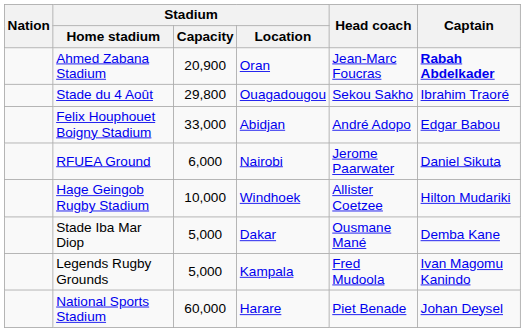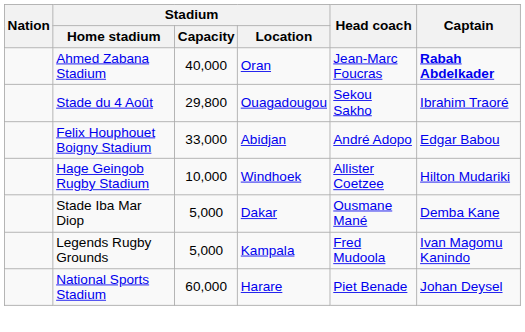(205, 66) 20,900 -> (206, 66) 40,000
- row: (103, 161)
